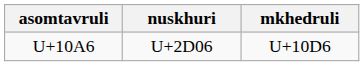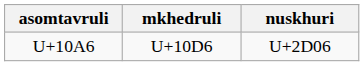columns swapped: (182, 18) <-> (300, 18)
